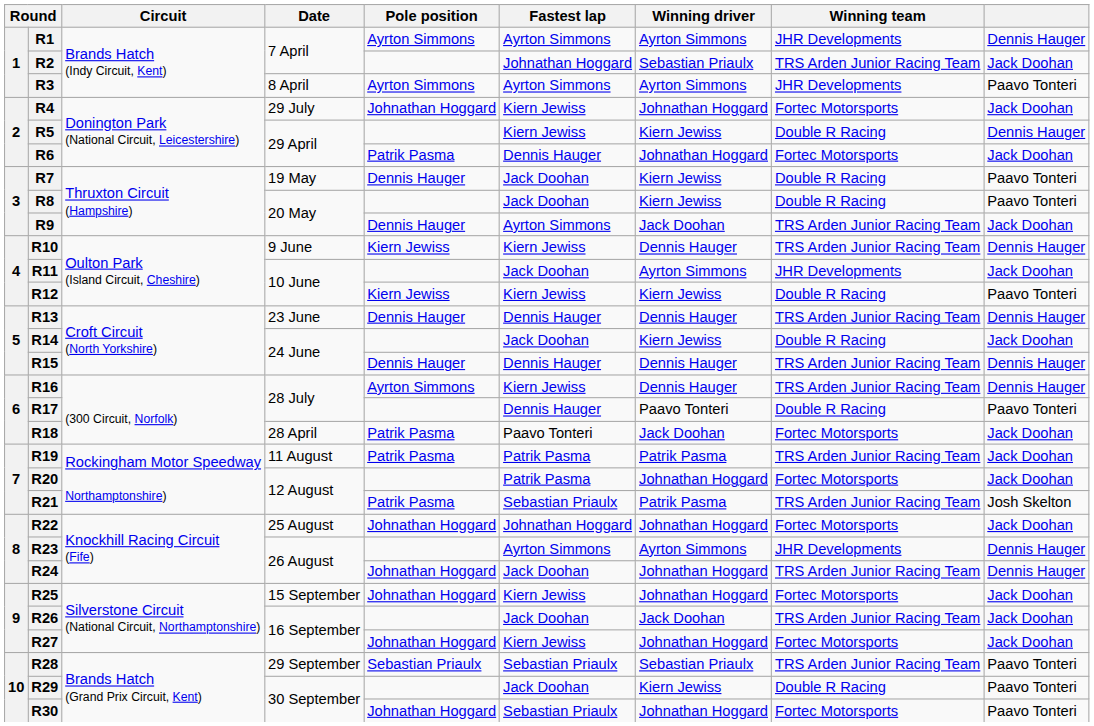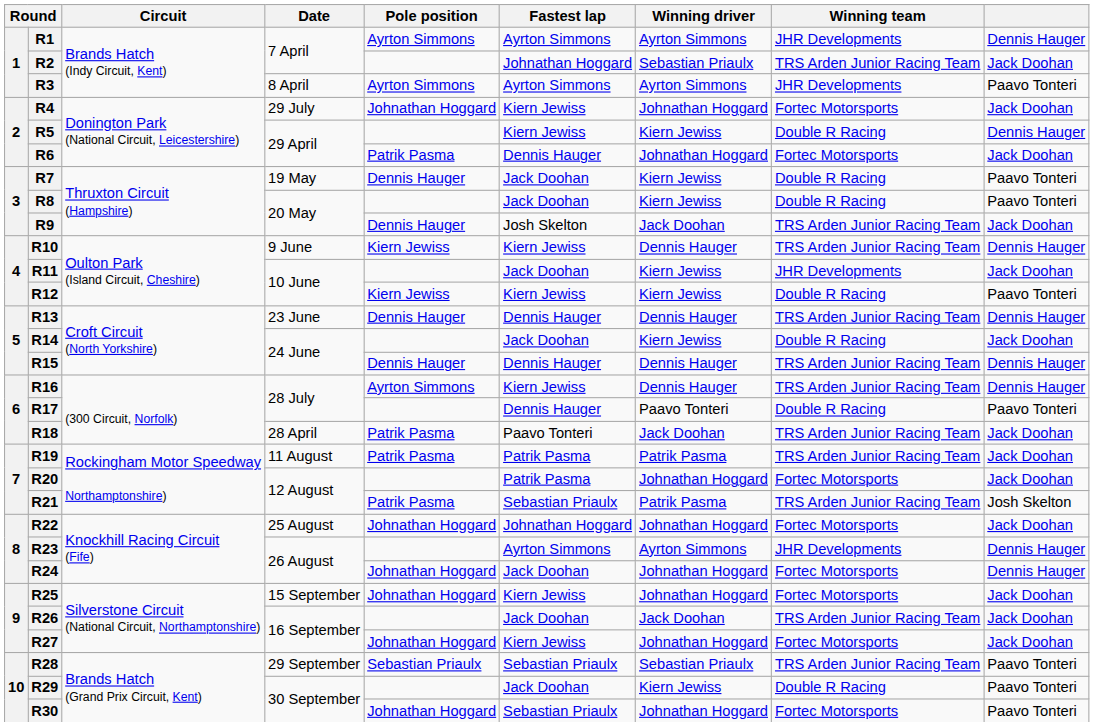(557, 224) Ayrton Simmons -> (545, 224) Josh Skelton
(693, 270) Ayrton Simmons -> (680, 270) Kiern Jewiss
(837, 432) Fortec Motorsports -> (878, 432) TRS Arden Junior Racing Team
(878, 571) TRS Arden Junior Racing Team -> (837, 571) Fortec Motorsports
